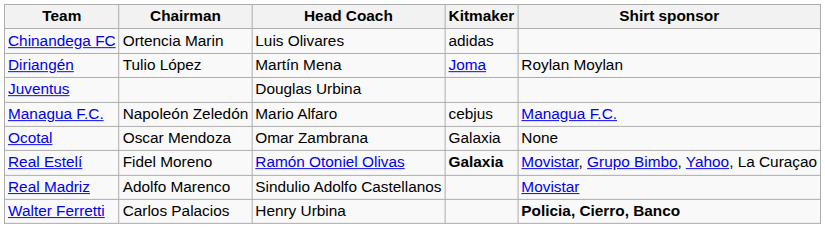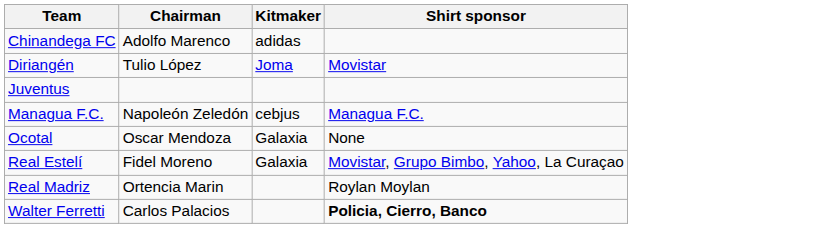- column: (348, 16)
(173, 41) Ortencia Marin -> (176, 41) Adolfo Marenco
(572, 65) Roylan Moylan -> (357, 65) Movistar
(476, 162) bold -> (281, 162) normal
(176, 187) Adolfo Marenco -> (173, 187) Ortencia Marin
(550, 187) Movistar -> (379, 187) Roylan Moylan
